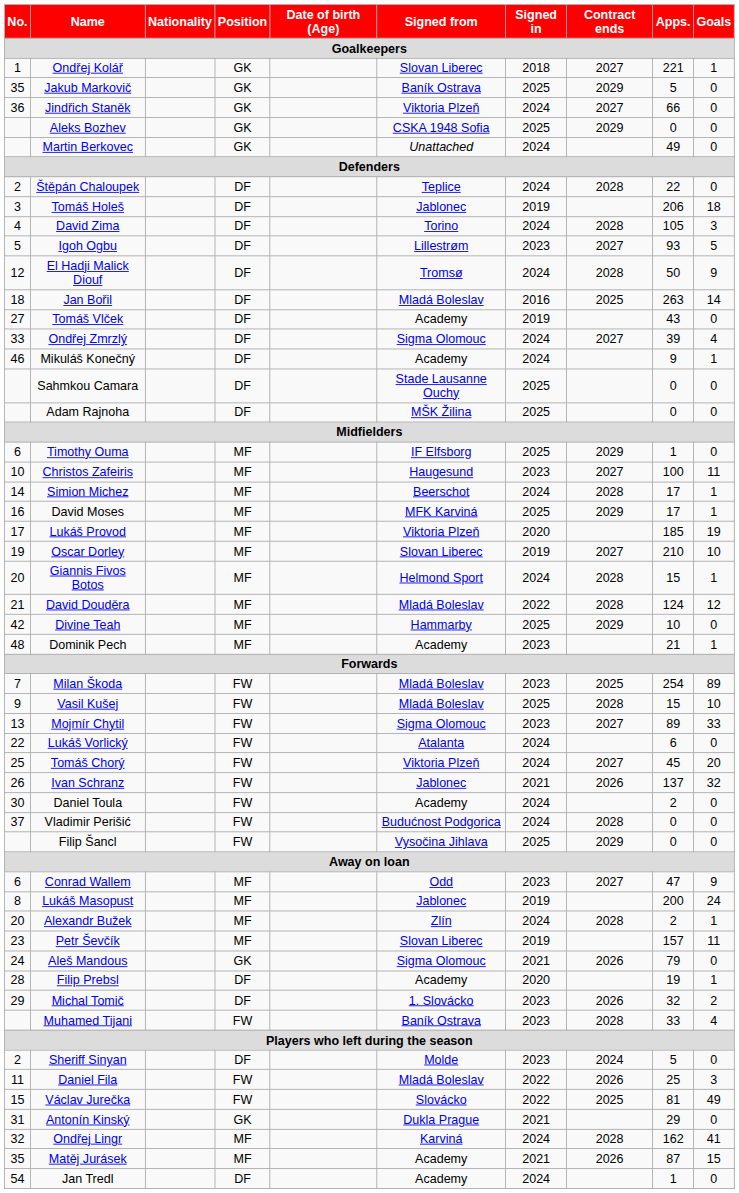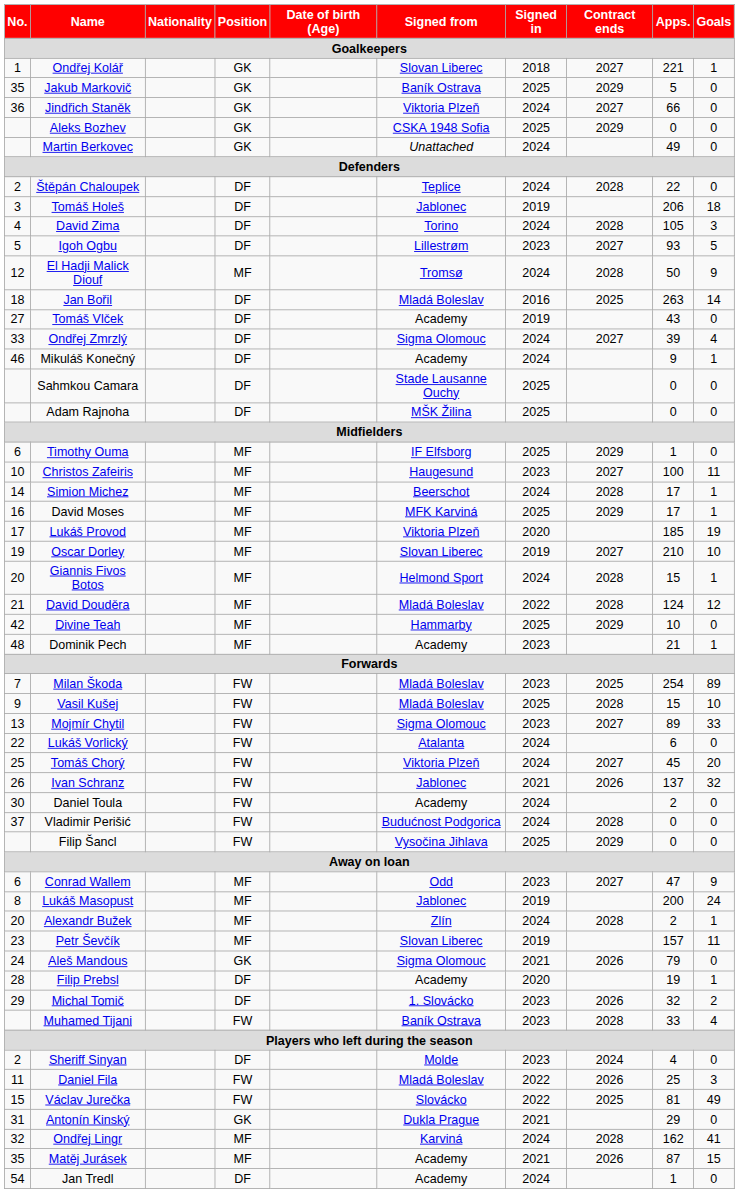(243, 273) DF -> (243, 273) MF
(673, 1060) 5 -> (673, 1060) 4
